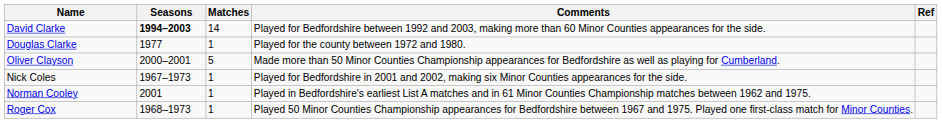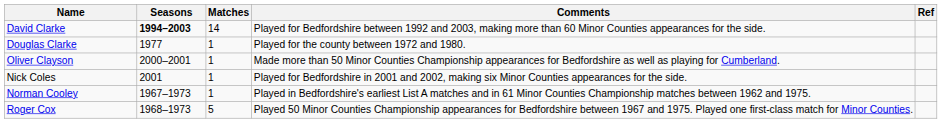(211, 61) 5 -> (211, 61) 1
(165, 77) 1967–1973 -> (151, 77) 2001
(151, 93) 2001 -> (165, 93) 1967–1973
(211, 110) 1 -> (211, 110) 5
